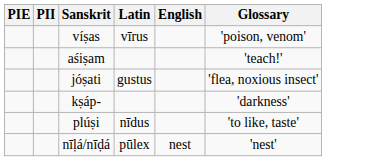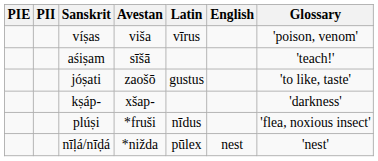+ column: (140, 15)
(263, 79) 'flea, noxious insect' -> (315, 79) 'to like, taste'
(263, 123) 'to like, taste' -> (315, 123) 'flea, noxious insect'
